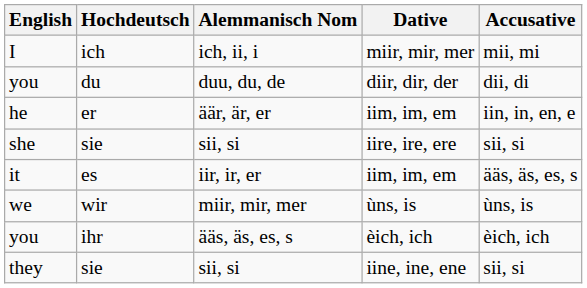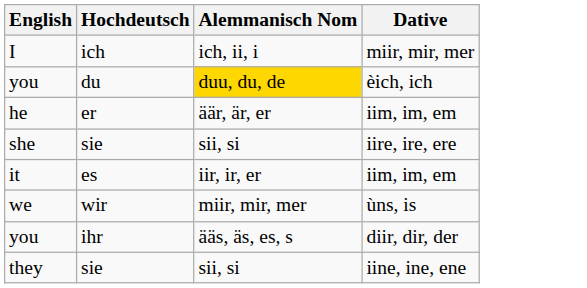- column: (530, 19)
(242, 81) no background -> (242, 81) gold background
(412, 81) diir, dir, der -> (399, 81) èich, ich
(399, 236) èich, ich -> (412, 236) diir, dir, der
